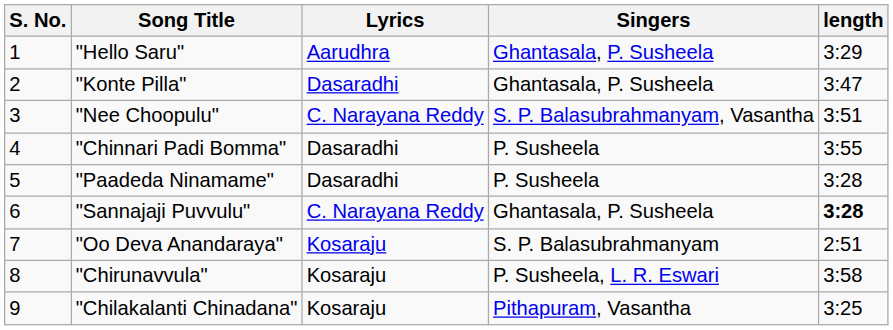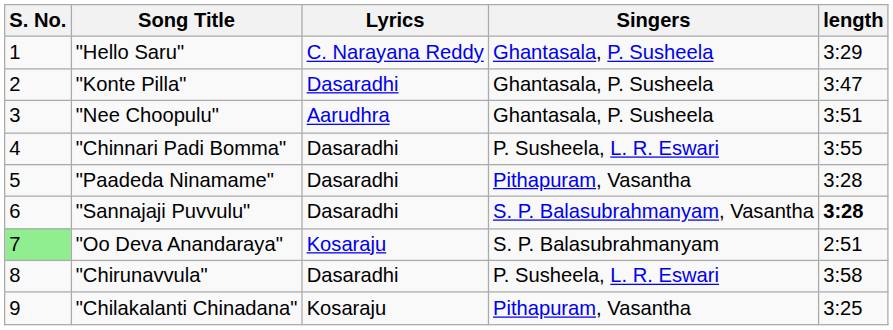(348, 52) Aarudhra -> (395, 52) C. Narayana Reddy
(395, 116) C. Narayana Reddy -> (348, 116) Aarudhra
(653, 116) S. P. Balasubrahmanyam, Vasantha -> (603, 116) Ghantasala, P. Susheela
(546, 148) P. Susheela -> (606, 148) P. Susheela, L. R. Eswari
(546, 180) P. Susheela -> (592, 180) Pithapuram, Vasantha
(395, 212) C. Narayana Reddy -> (353, 212) Dasaradhi
(603, 212) Ghantasala, P. Susheela -> (653, 212) S. P. Balasubrahmanyam, Vasantha
(15, 244) no background -> (15, 244) lightgreen background
(346, 276) Kosaraju -> (353, 276) Dasaradhi
